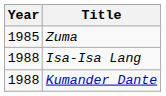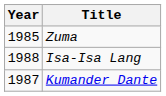(24, 80) 1988 -> (24, 80) 1987
